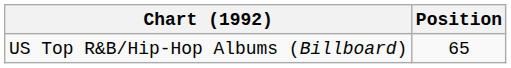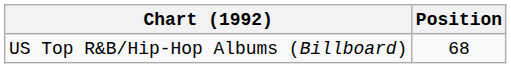(459, 49) 65 -> (459, 49) 68
